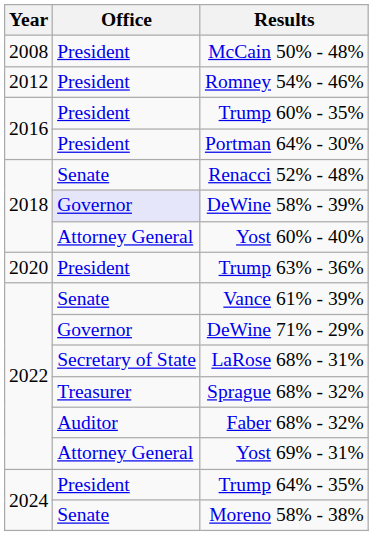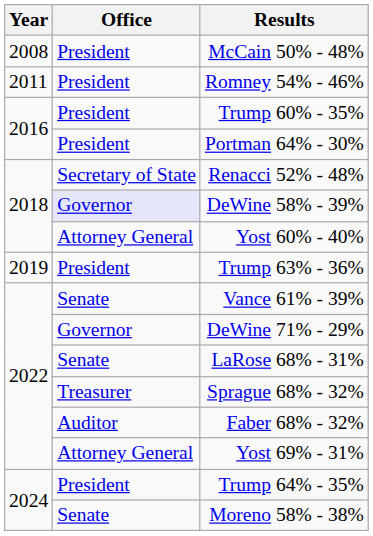(29, 81) 2012 -> (28, 81) 2011
(83, 174) Senate -> (127, 174) Secretary of State
(29, 267) 2020 -> (29, 267) 2019
(127, 360) Secretary of State -> (83, 360) Senate
